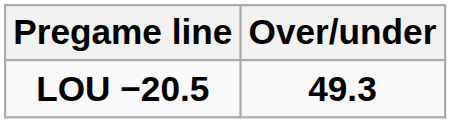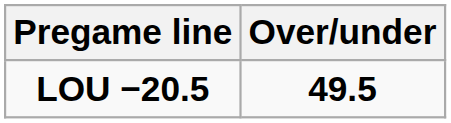(342, 88) 49.3 -> (342, 88) 49.5
